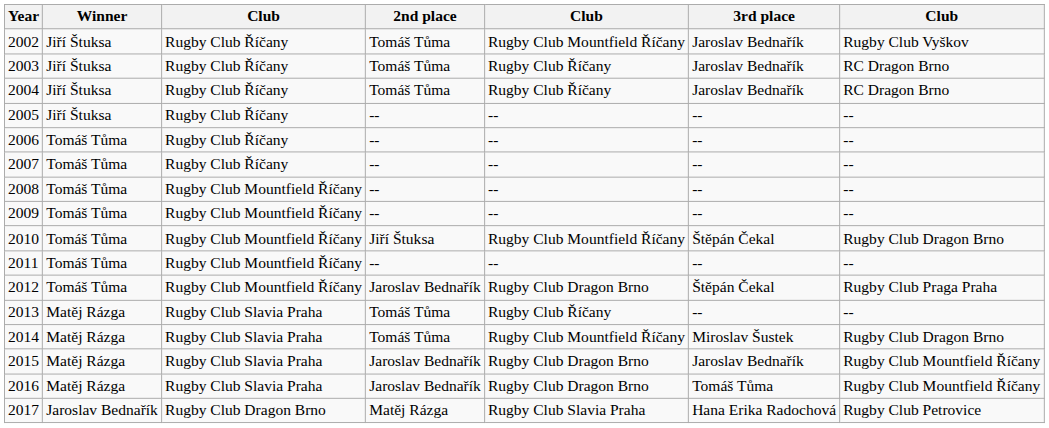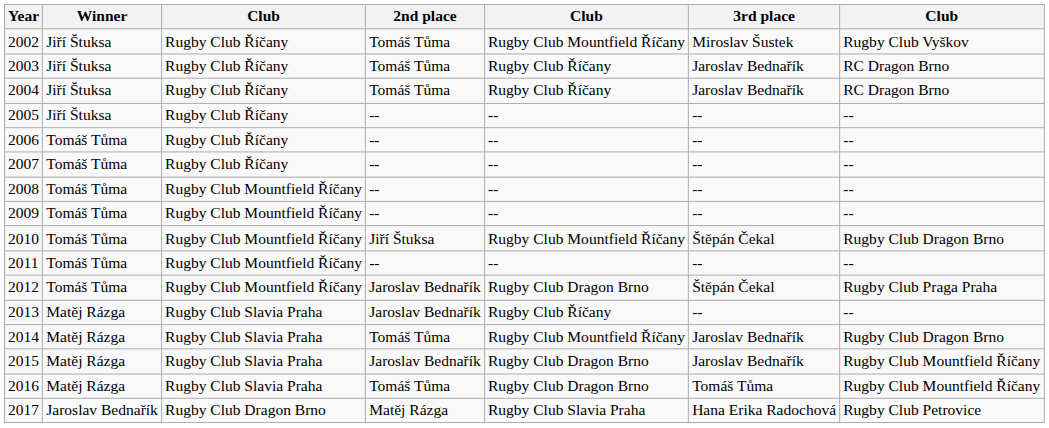(748, 41) Jaroslav Bednařík -> (743, 41) Miroslav Šustek
(410, 312) Tomáš Tůma -> (425, 312) Jaroslav Bednařík
(743, 336) Miroslav Šustek -> (748, 336) Jaroslav Bednařík
(425, 386) Jaroslav Bednařík -> (410, 386) Tomáš Tůma
